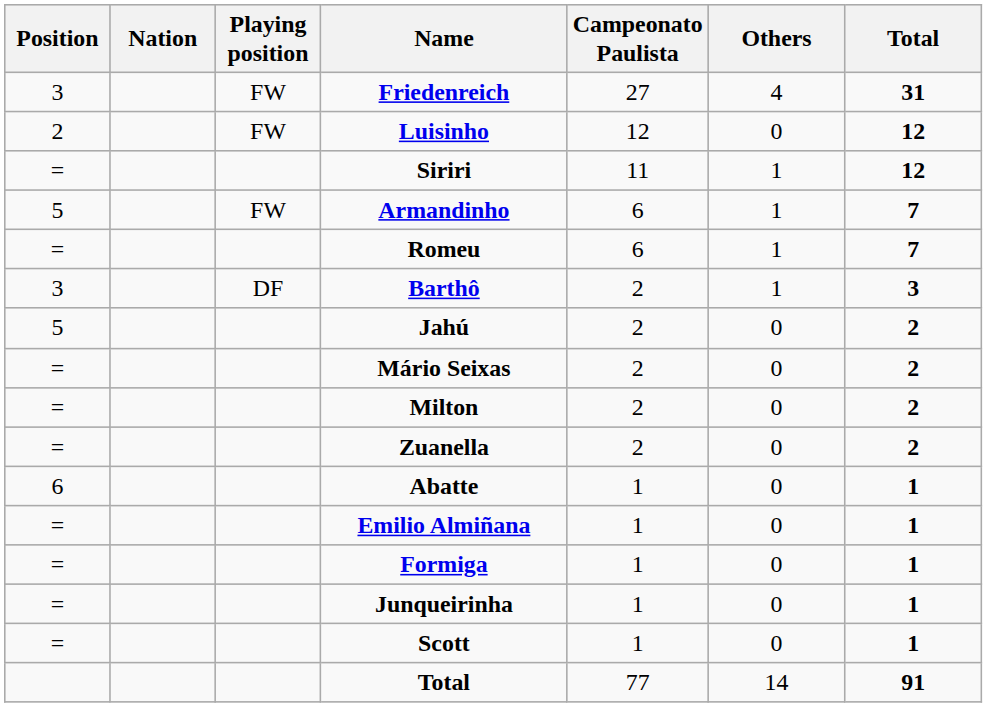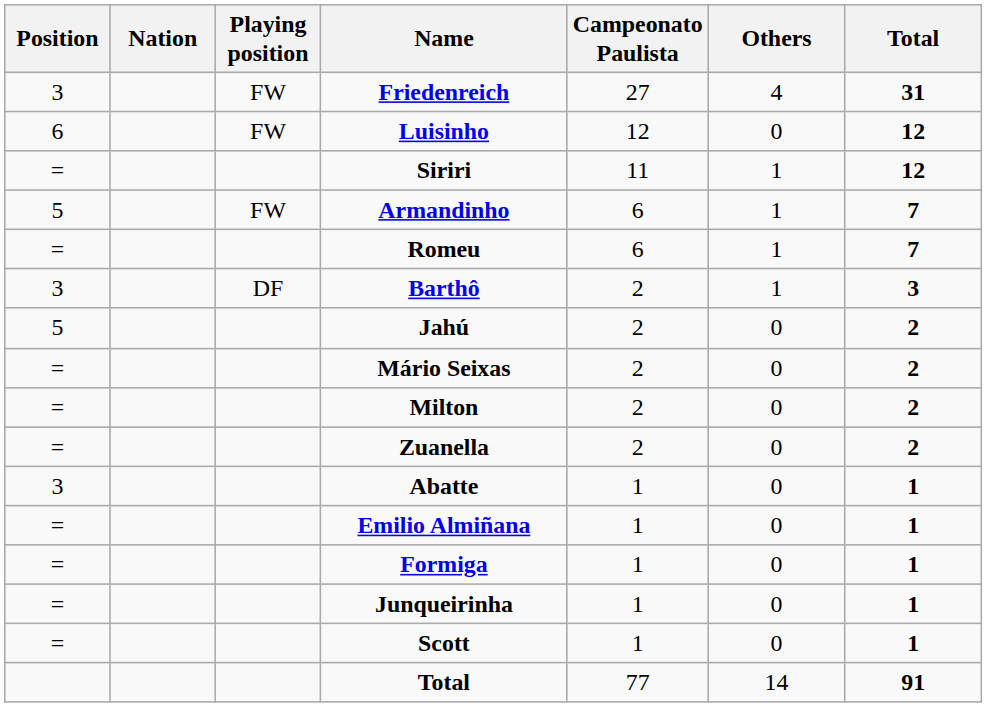(57, 131) 2 -> (57, 131) 6
(57, 485) 6 -> (57, 485) 3
